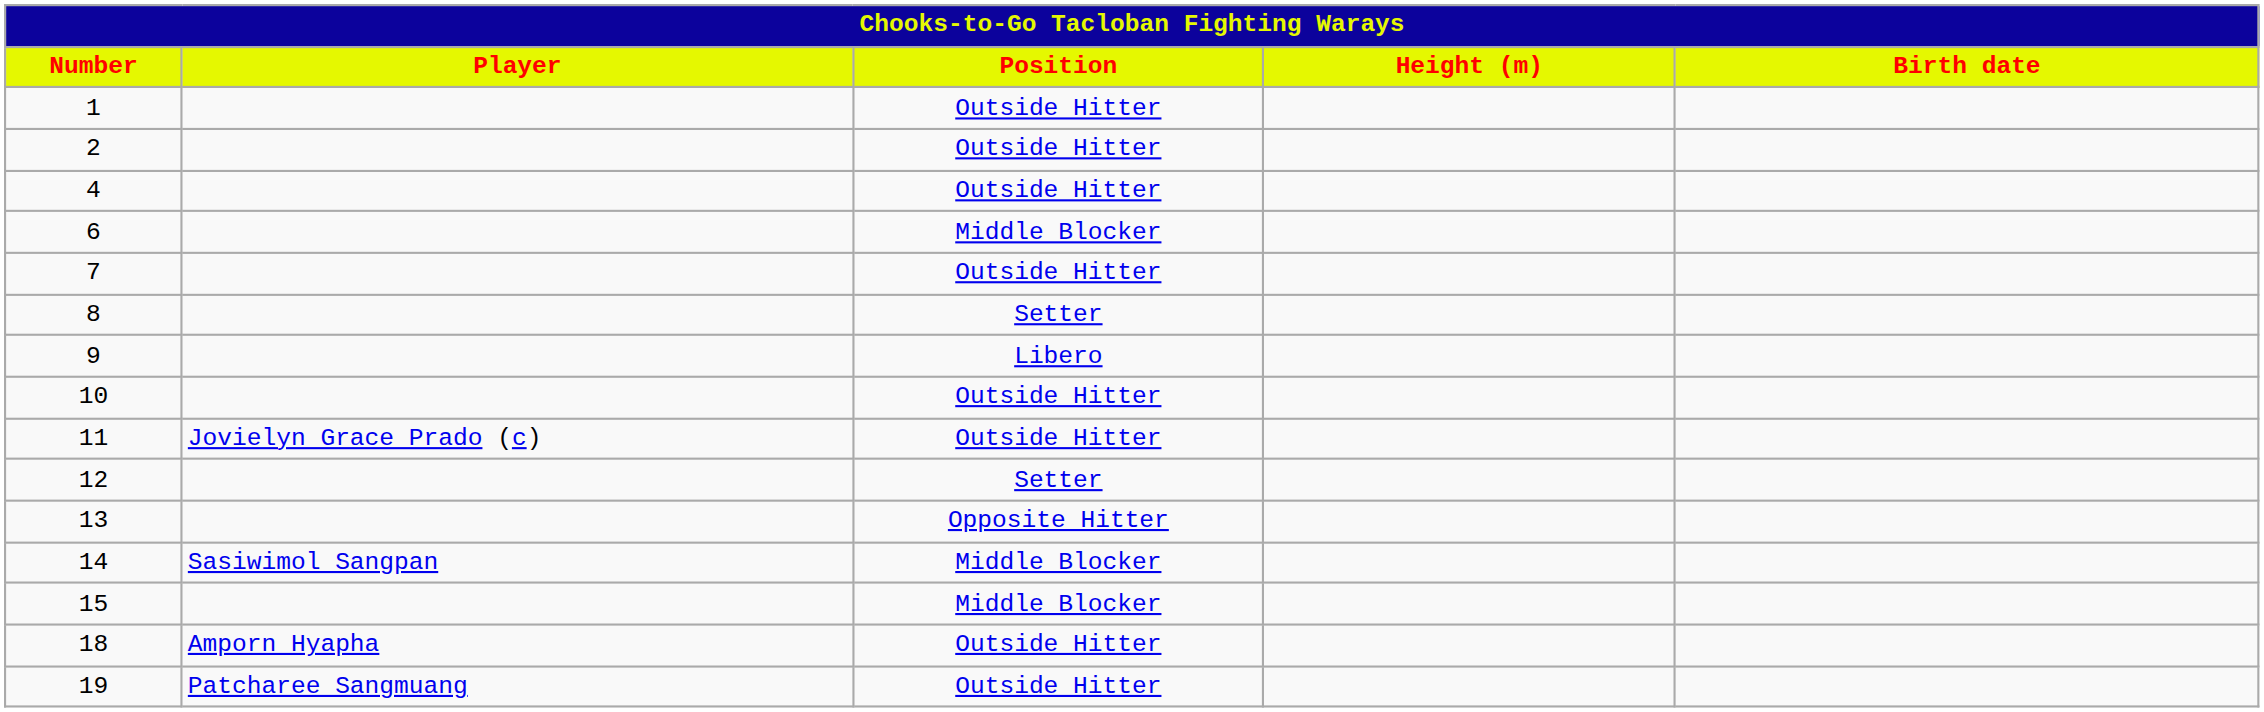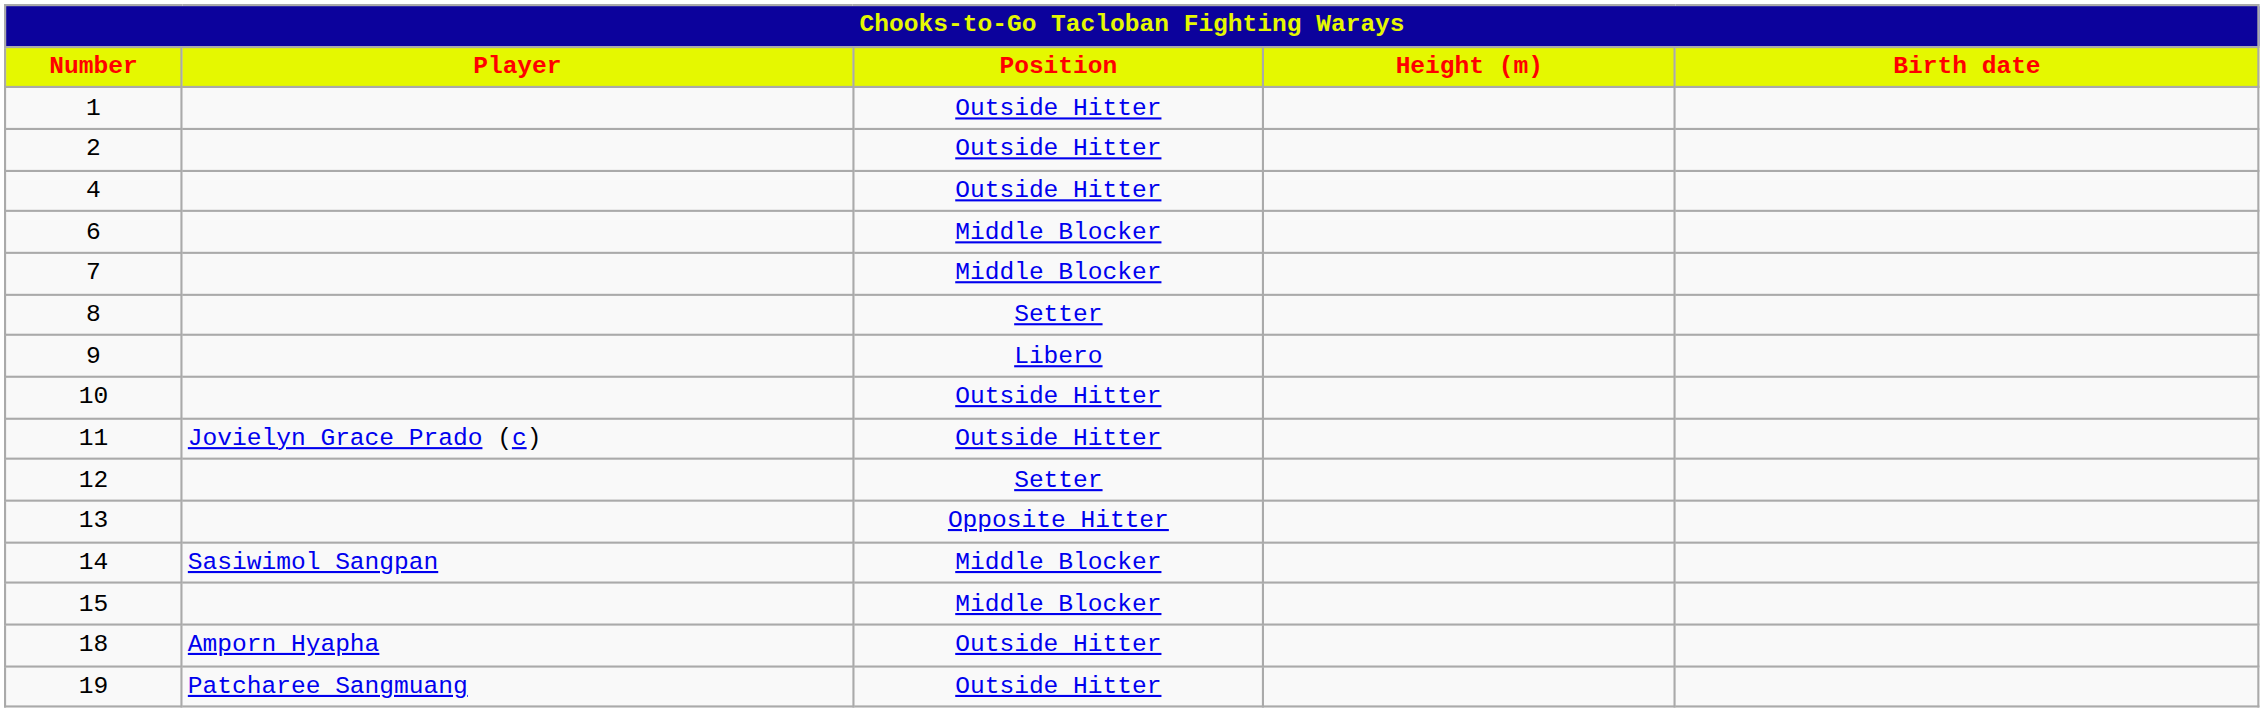(1058, 273) Outside Hitter -> (1058, 273) Middle Blocker
